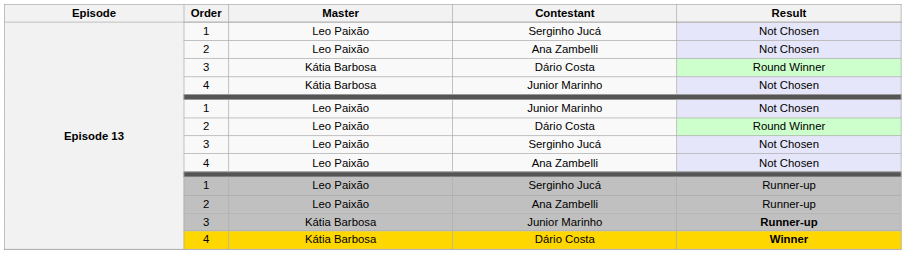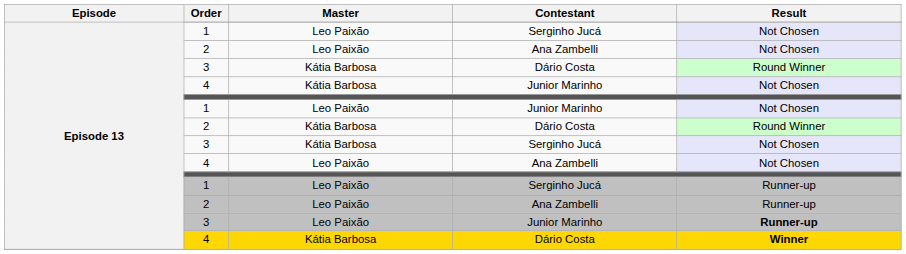(341, 126) Leo Paixão -> (341, 126) Kátia Barbosa
(341, 144) Leo Paixão -> (341, 144) Kátia Barbosa
(341, 222) Kátia Barbosa -> (341, 222) Leo Paixão
